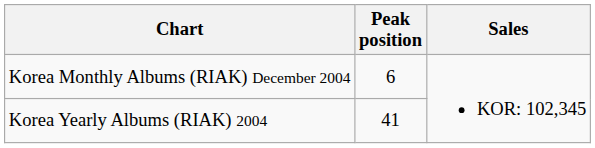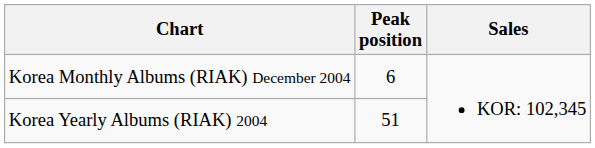(391, 120) 41 -> (391, 120) 51
